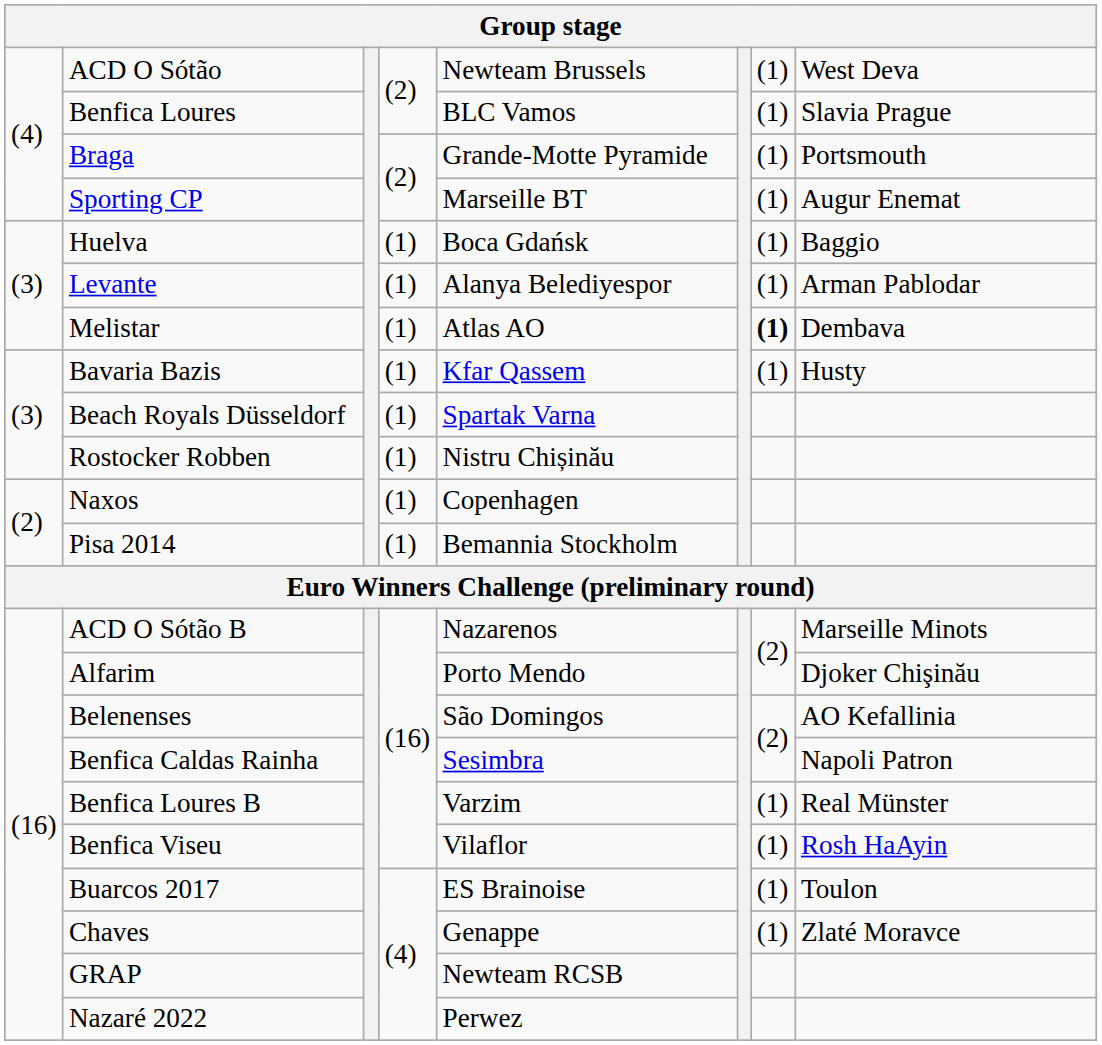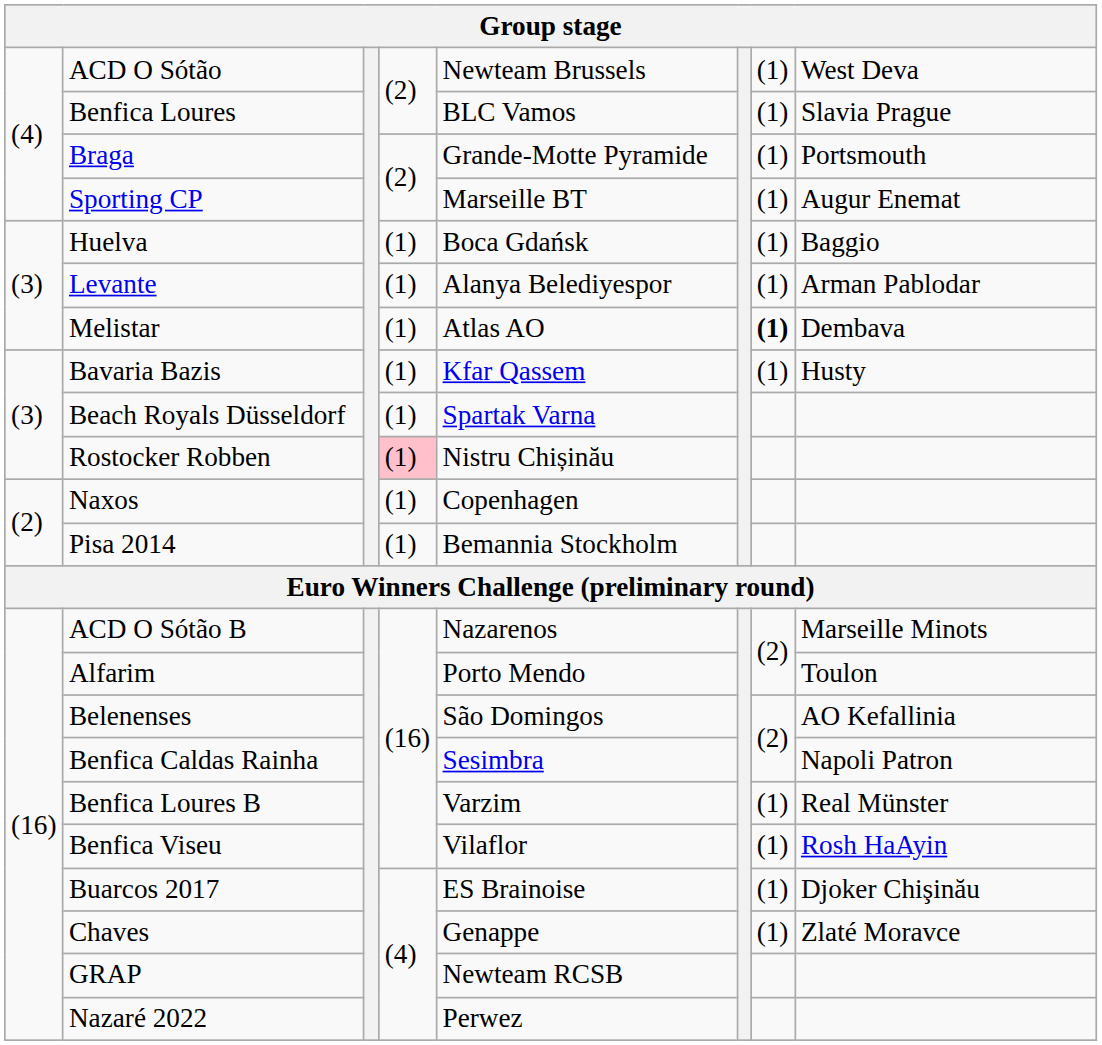(401, 457) no background -> (401, 457) pink background
(890, 673) Djoker Chişinău -> (839, 673) Toulon
(839, 888) Toulon -> (890, 888) Djoker Chişinău
